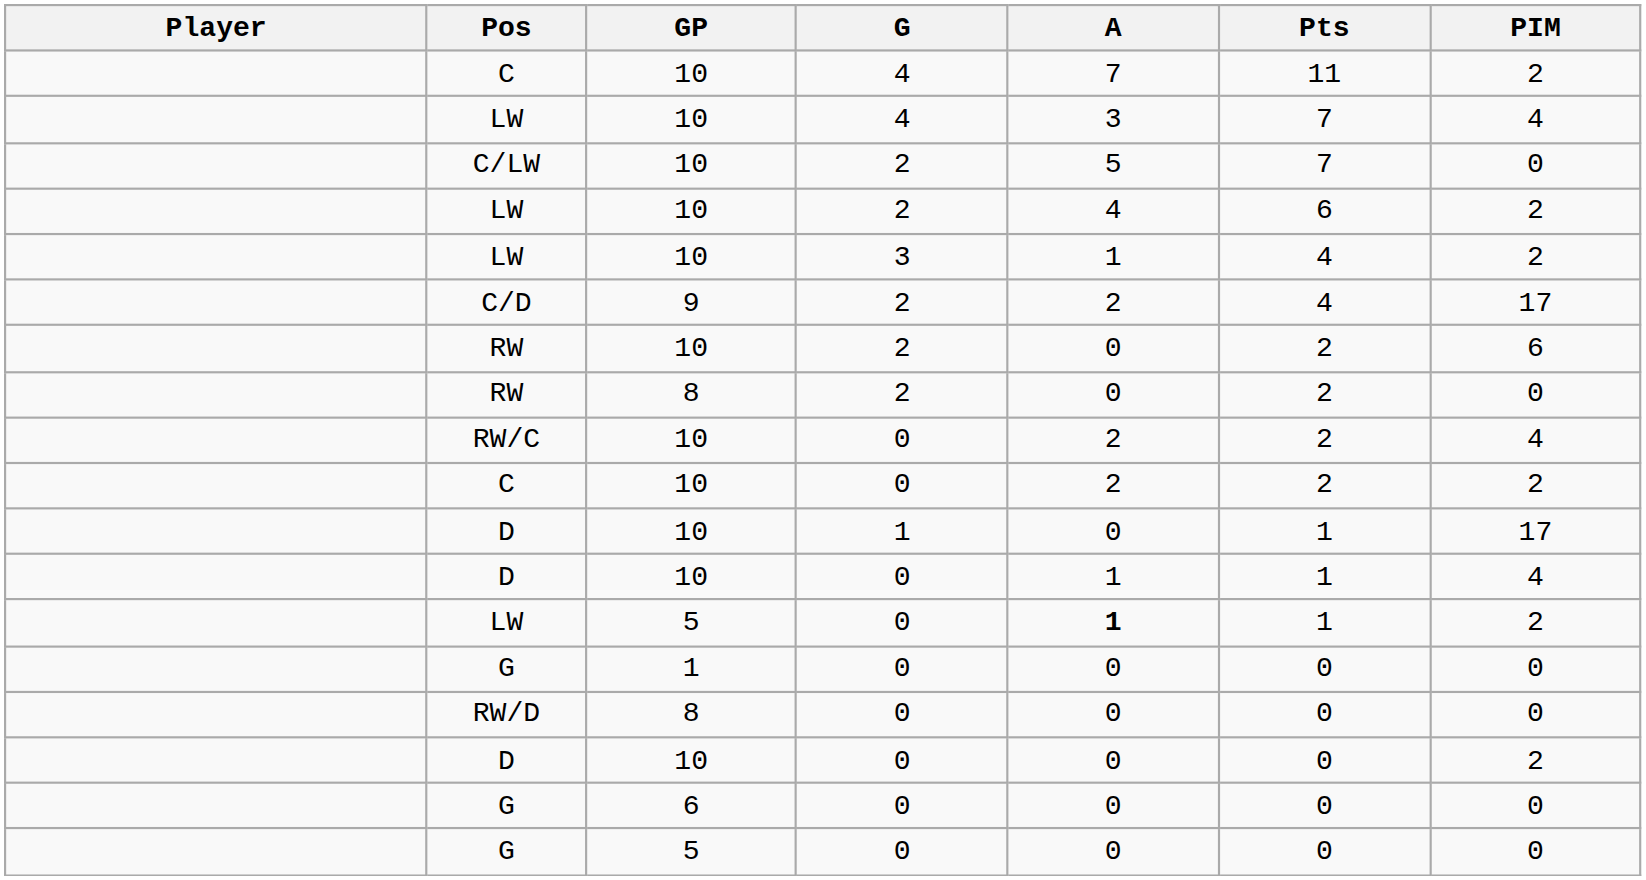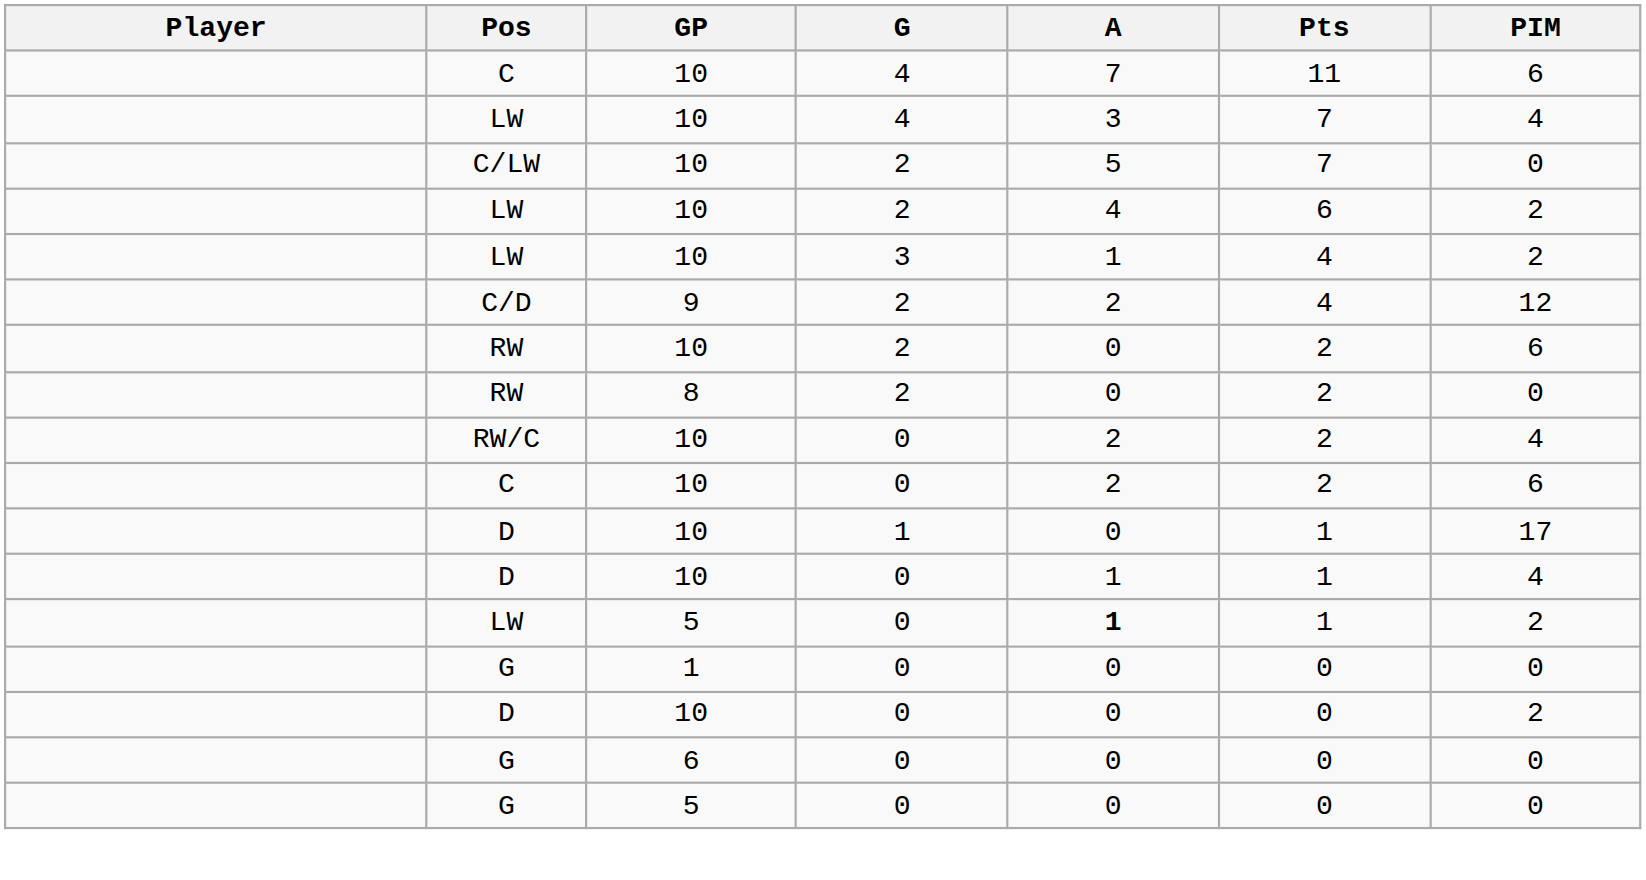(1535, 74) 2 -> (1535, 74) 6
(1535, 303) 17 -> (1535, 303) 12
(1535, 486) 2 -> (1535, 486) 6
- row: (506, 714)
